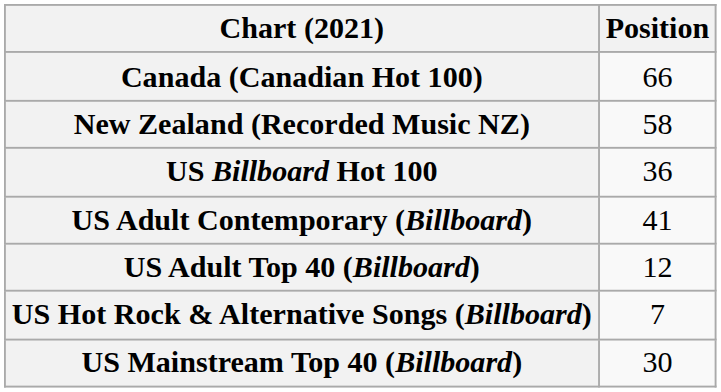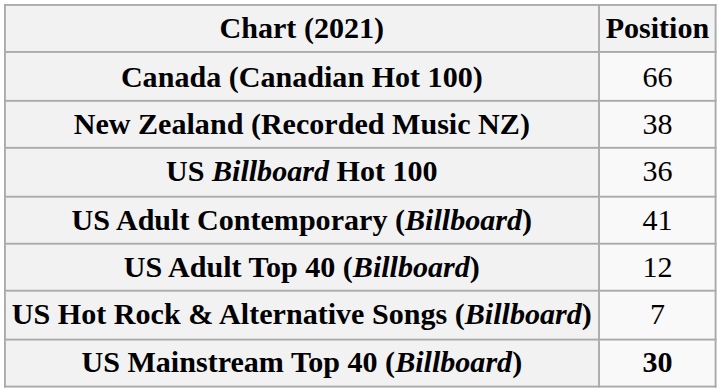(657, 123) 58 -> (657, 123) 38
(657, 362) normal -> (657, 362) bold
